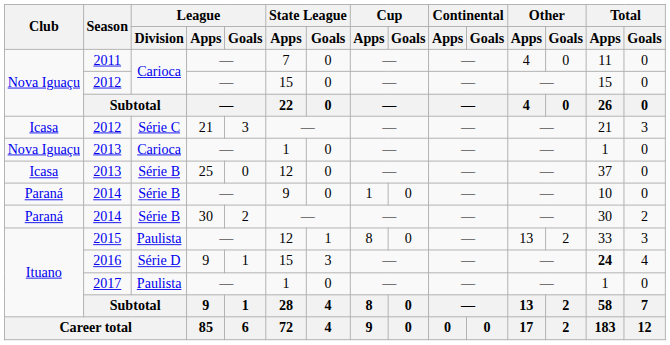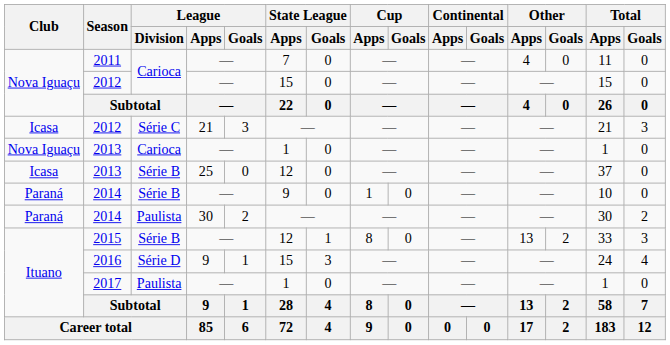(159, 216) Série B -> (159, 216) Paulista
(159, 238) Paulista -> (159, 238) Série B
(605, 261) bold -> (605, 261) normal
